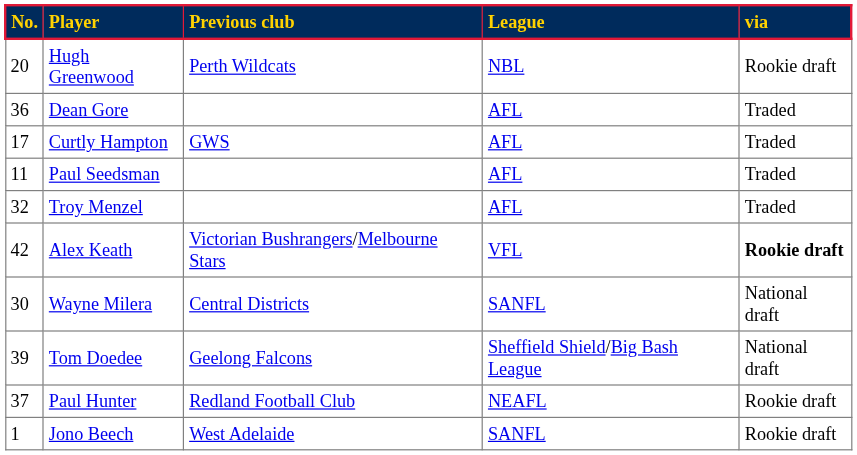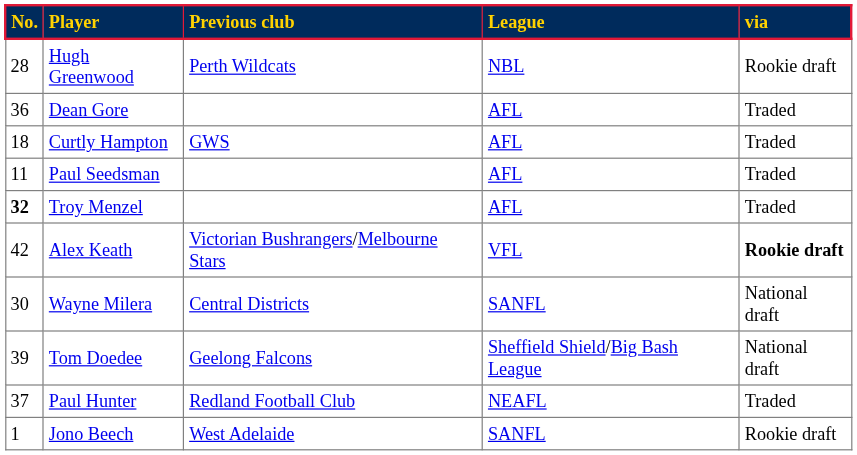(20, 66) 20 -> (20, 66) 28
(20, 141) 17 -> (20, 141) 18
(20, 206) normal -> (20, 206) bold
(791, 401) Rookie draft -> (770, 401) Traded
